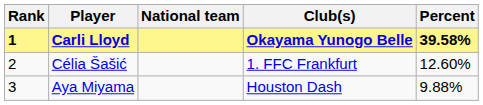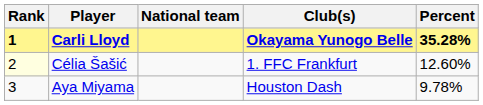(445, 40) 39.58% -> (445, 40) 35.28%
(12, 64) no background -> (12, 64) lightyellow background
(441, 87) 9.88% -> (441, 87) 9.78%
